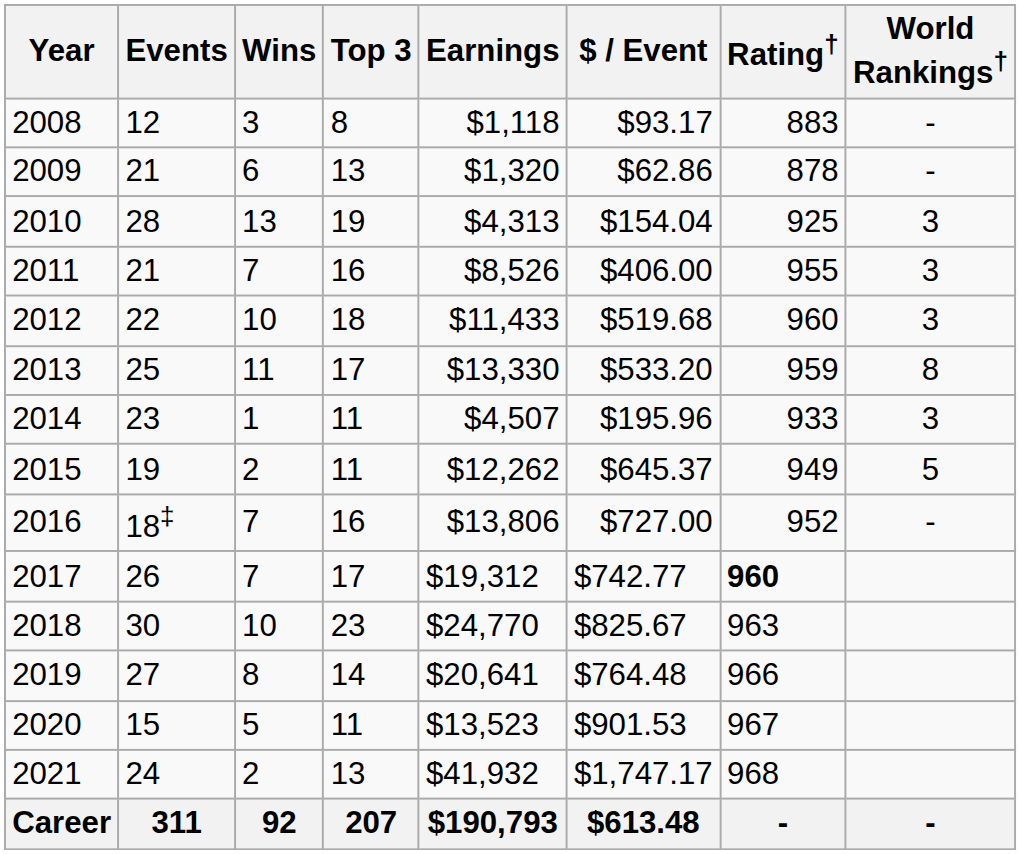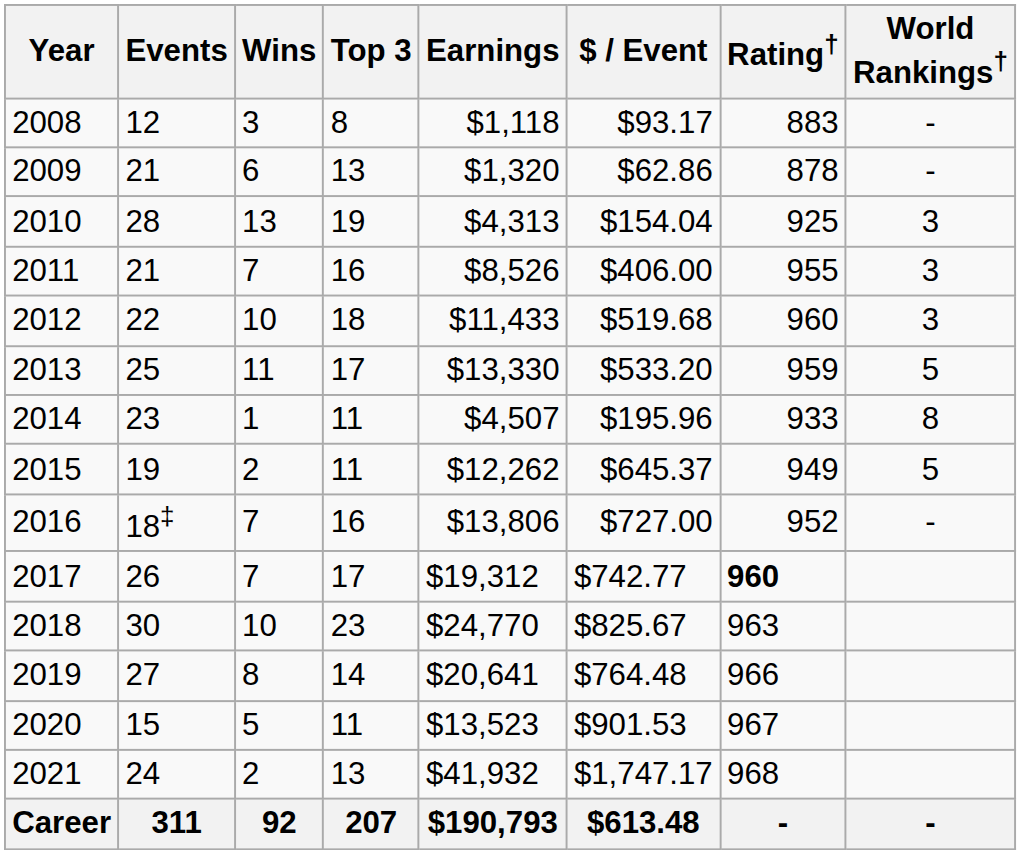(930, 369) 8 -> (930, 369) 5
(930, 419) 3 -> (930, 419) 8
